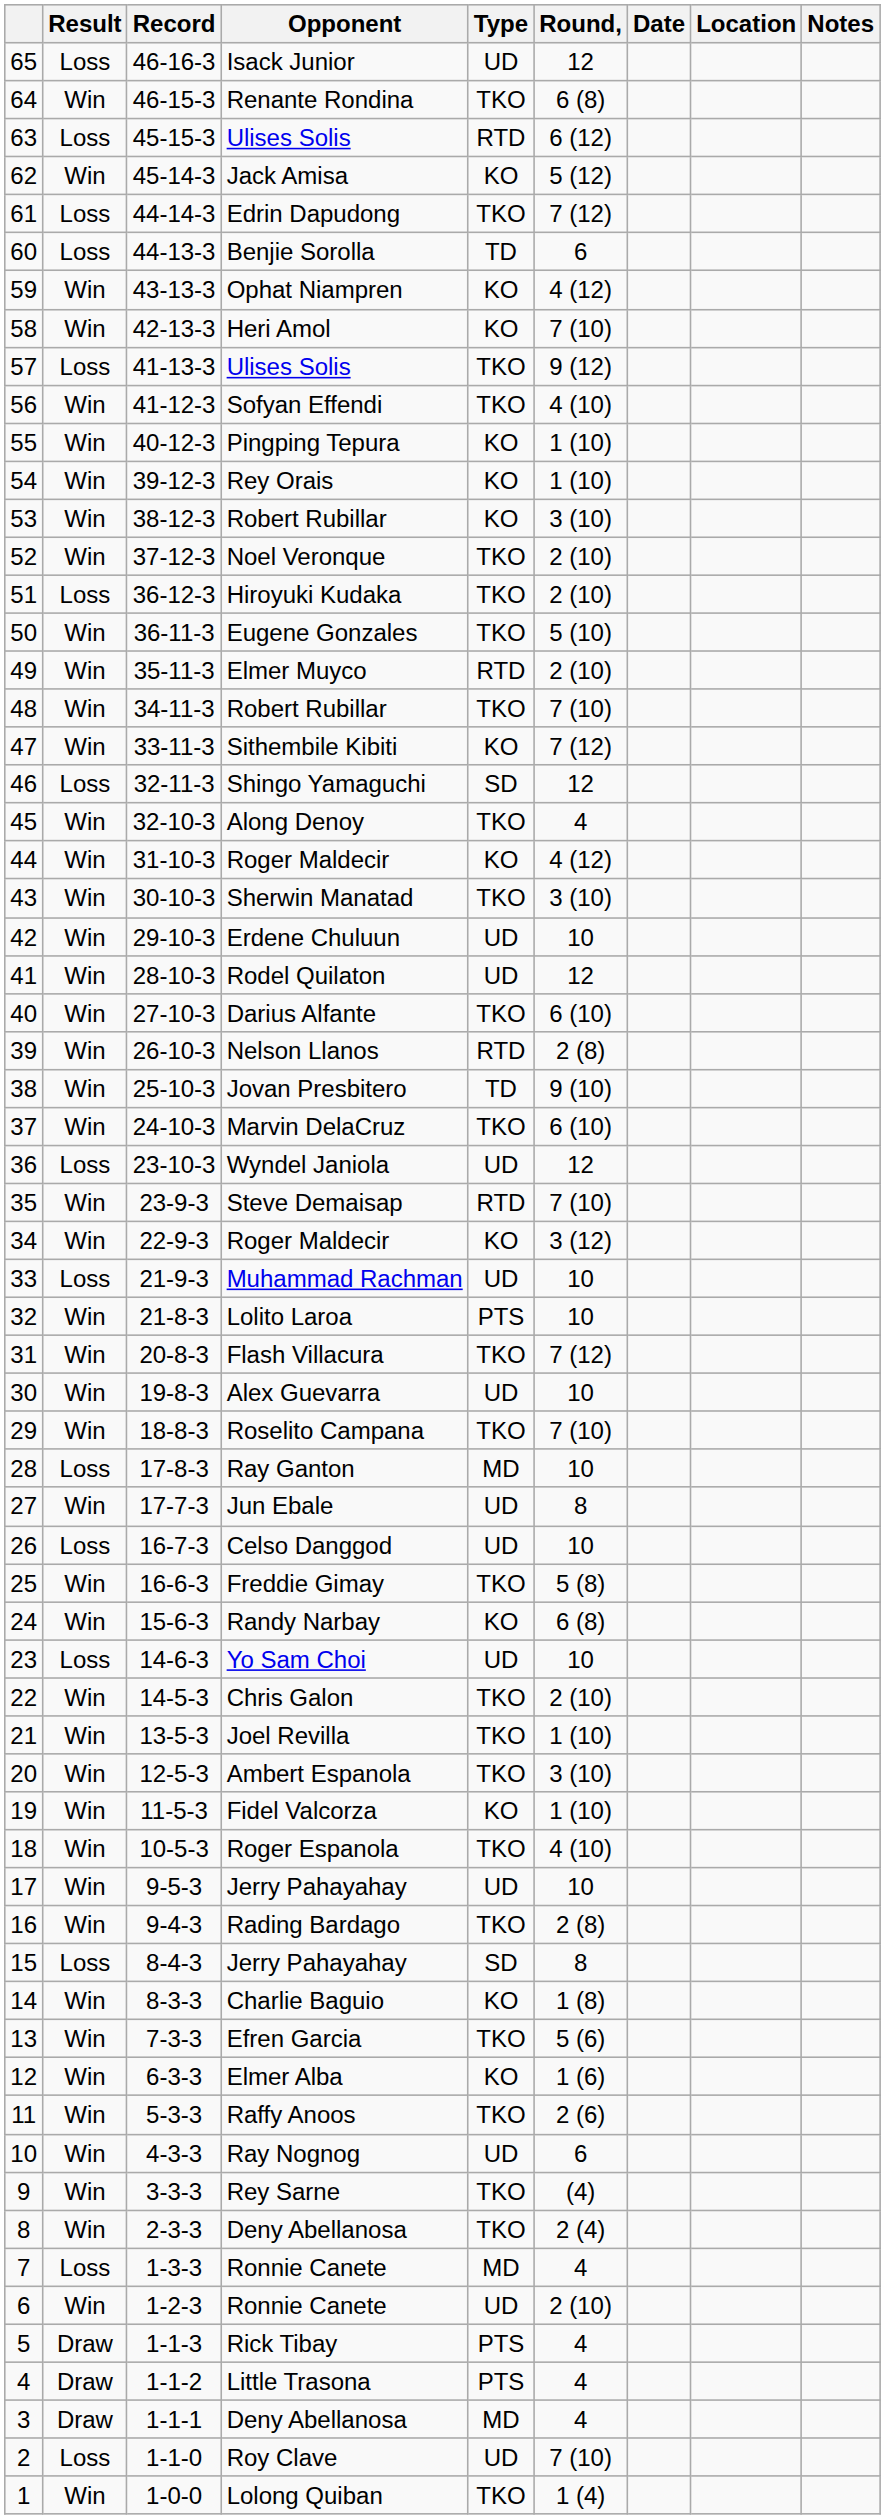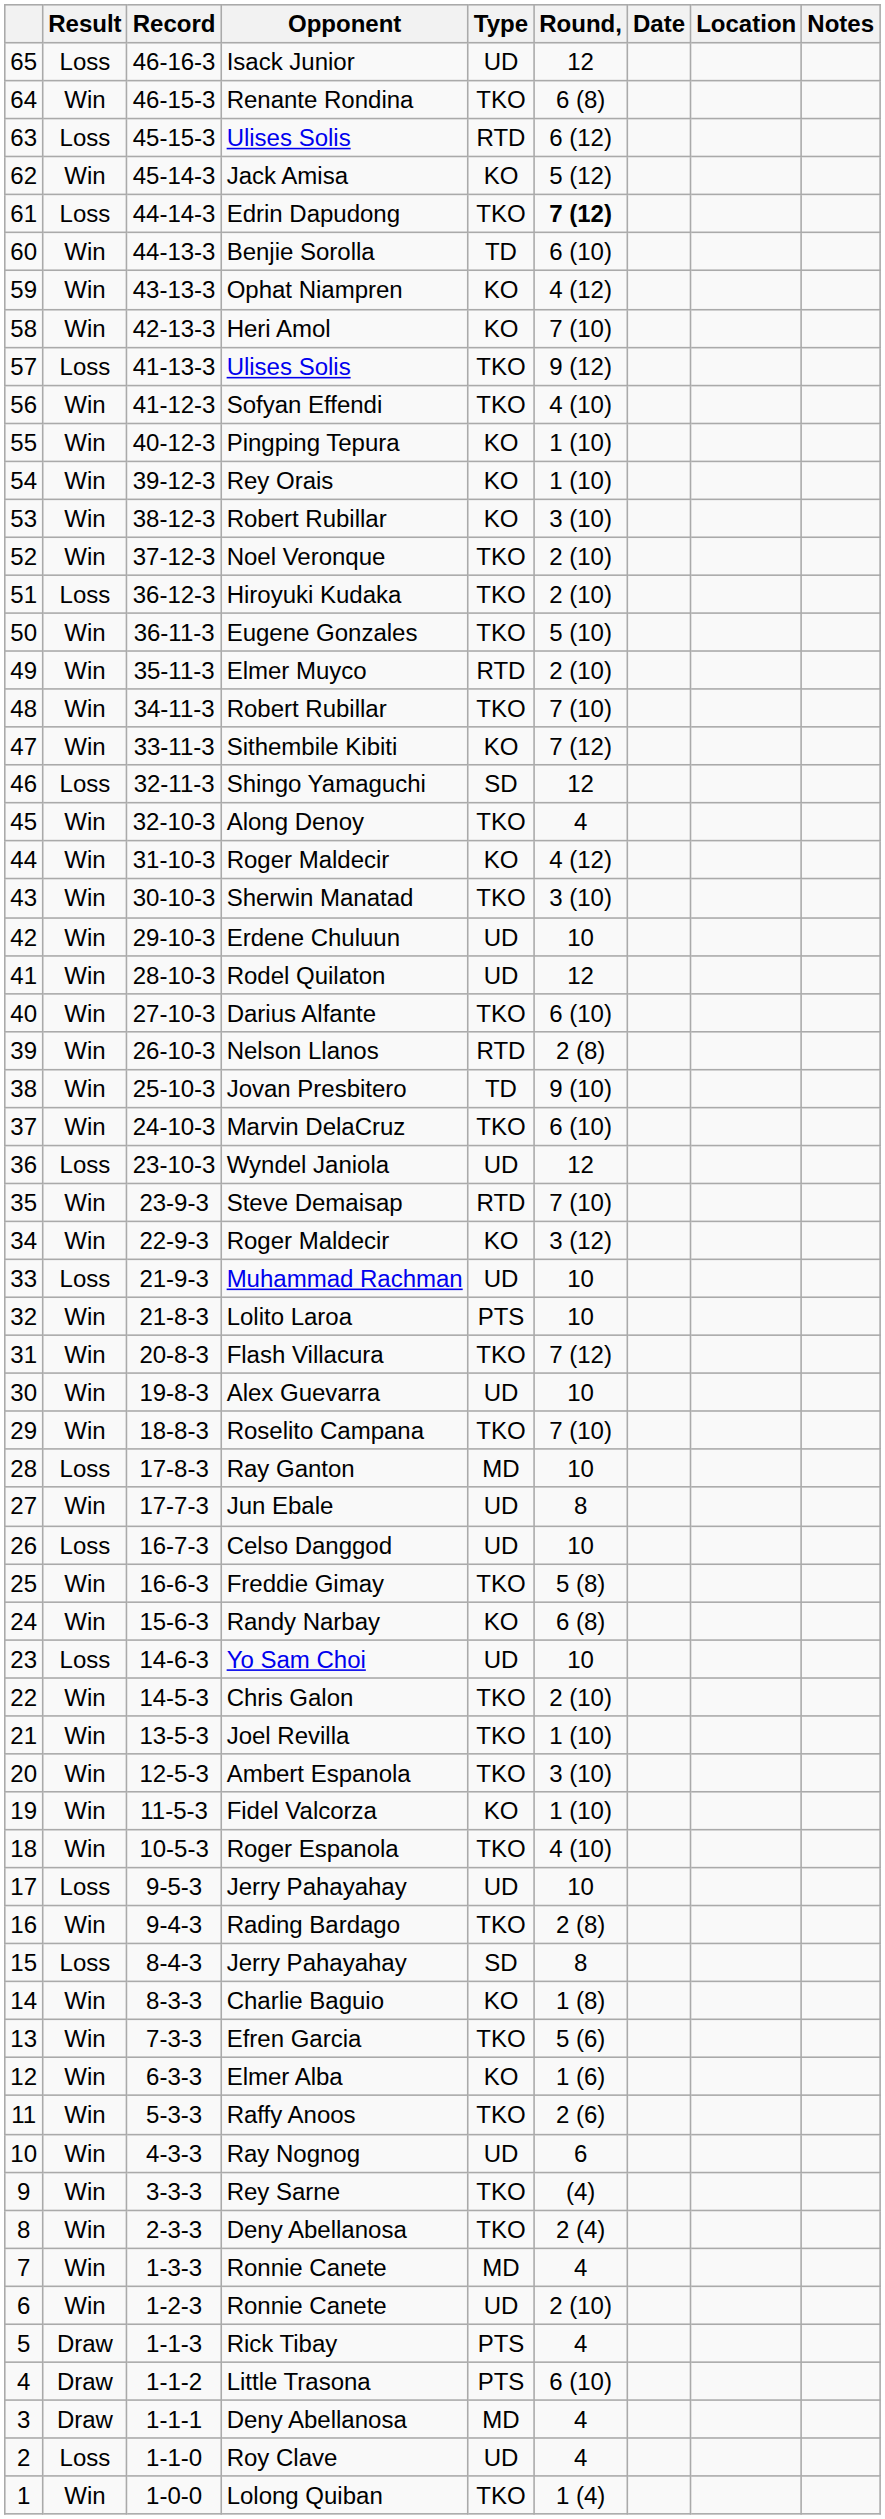(581, 214) normal -> (581, 214) bold
(85, 252) Loss -> (85, 252) Win
(581, 252) 6 -> (581, 252) 6 (10)
(85, 1887) Win -> (85, 1887) Loss
(85, 2267) Loss -> (85, 2267) Win
(581, 2381) 4 -> (581, 2381) 6 (10)
(581, 2457) 7 (10) -> (581, 2457) 4
